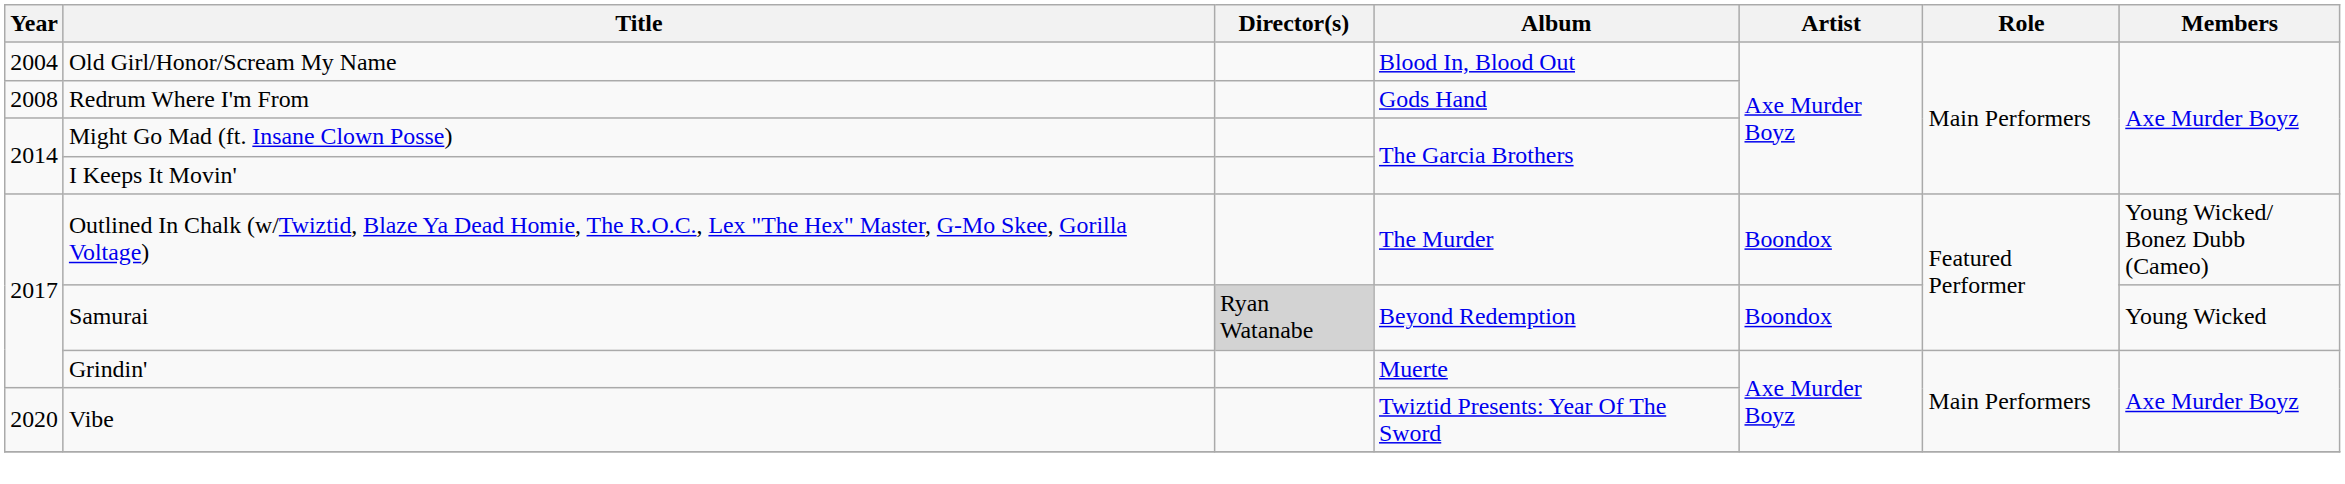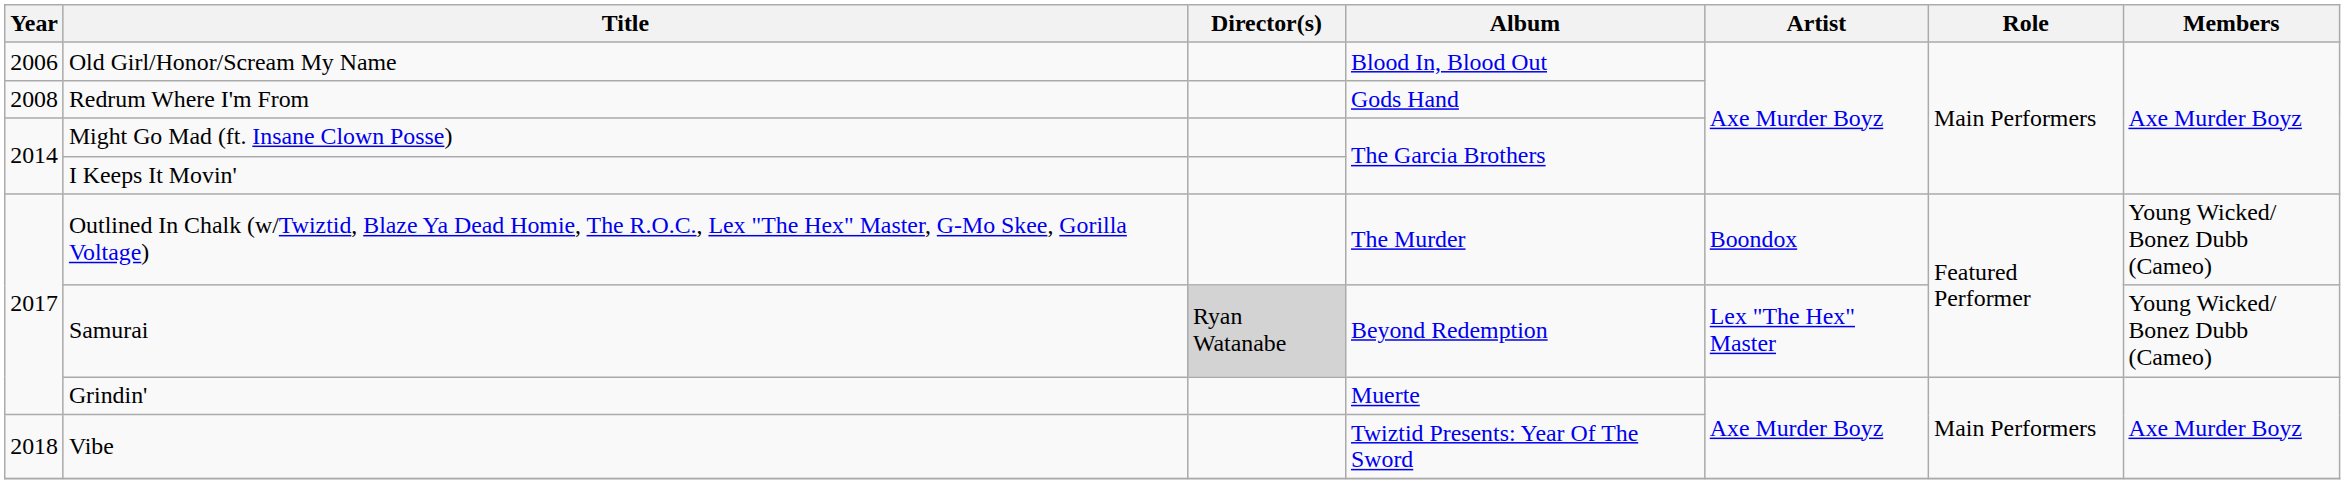(34, 61) 2004 -> (34, 61) 2006
(1788, 317) Boondox -> (1782, 330) Lex "The Hex" Master
(2196, 317) Young Wicked -> (2202, 330) Young Wicked/ Bonez Dubb (Cameo)
(34, 419) 2020 -> (34, 446) 2018
